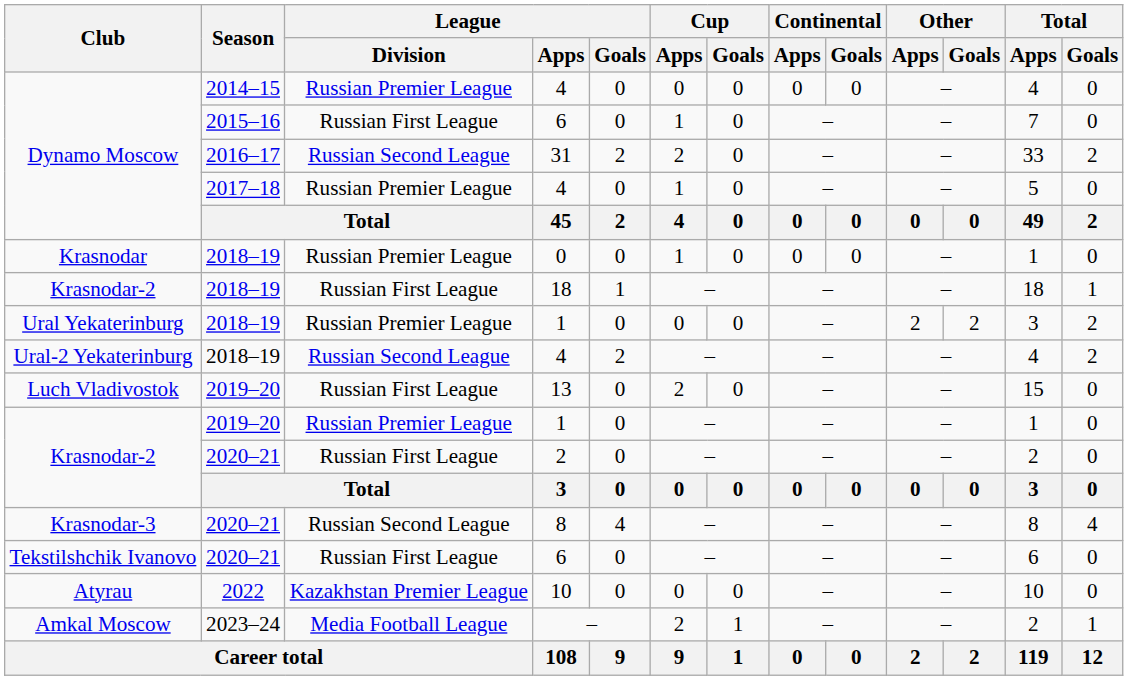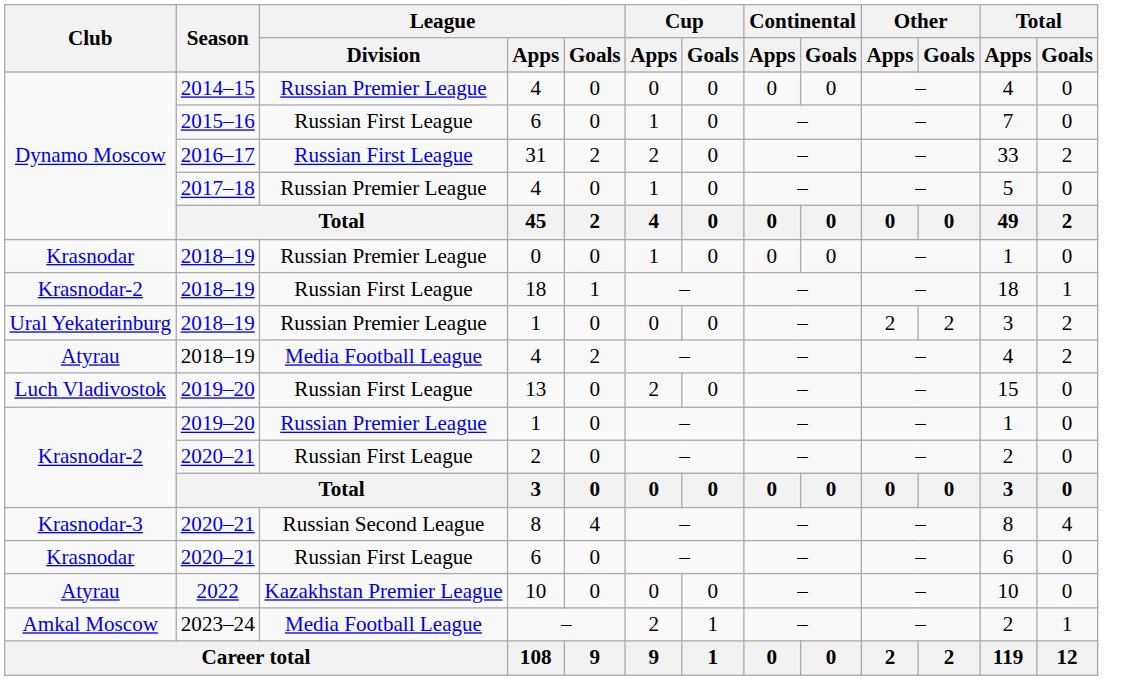(409, 155) Russian Second League -> (383, 155) Russian First League
(103, 356) Ural-2 Yekaterinburg -> (90, 356) Atyrau
(409, 356) Russian Second League -> (383, 356) Media Football League
(103, 557) Tekstilshchik Ivanovo -> (90, 557) Krasnodar
